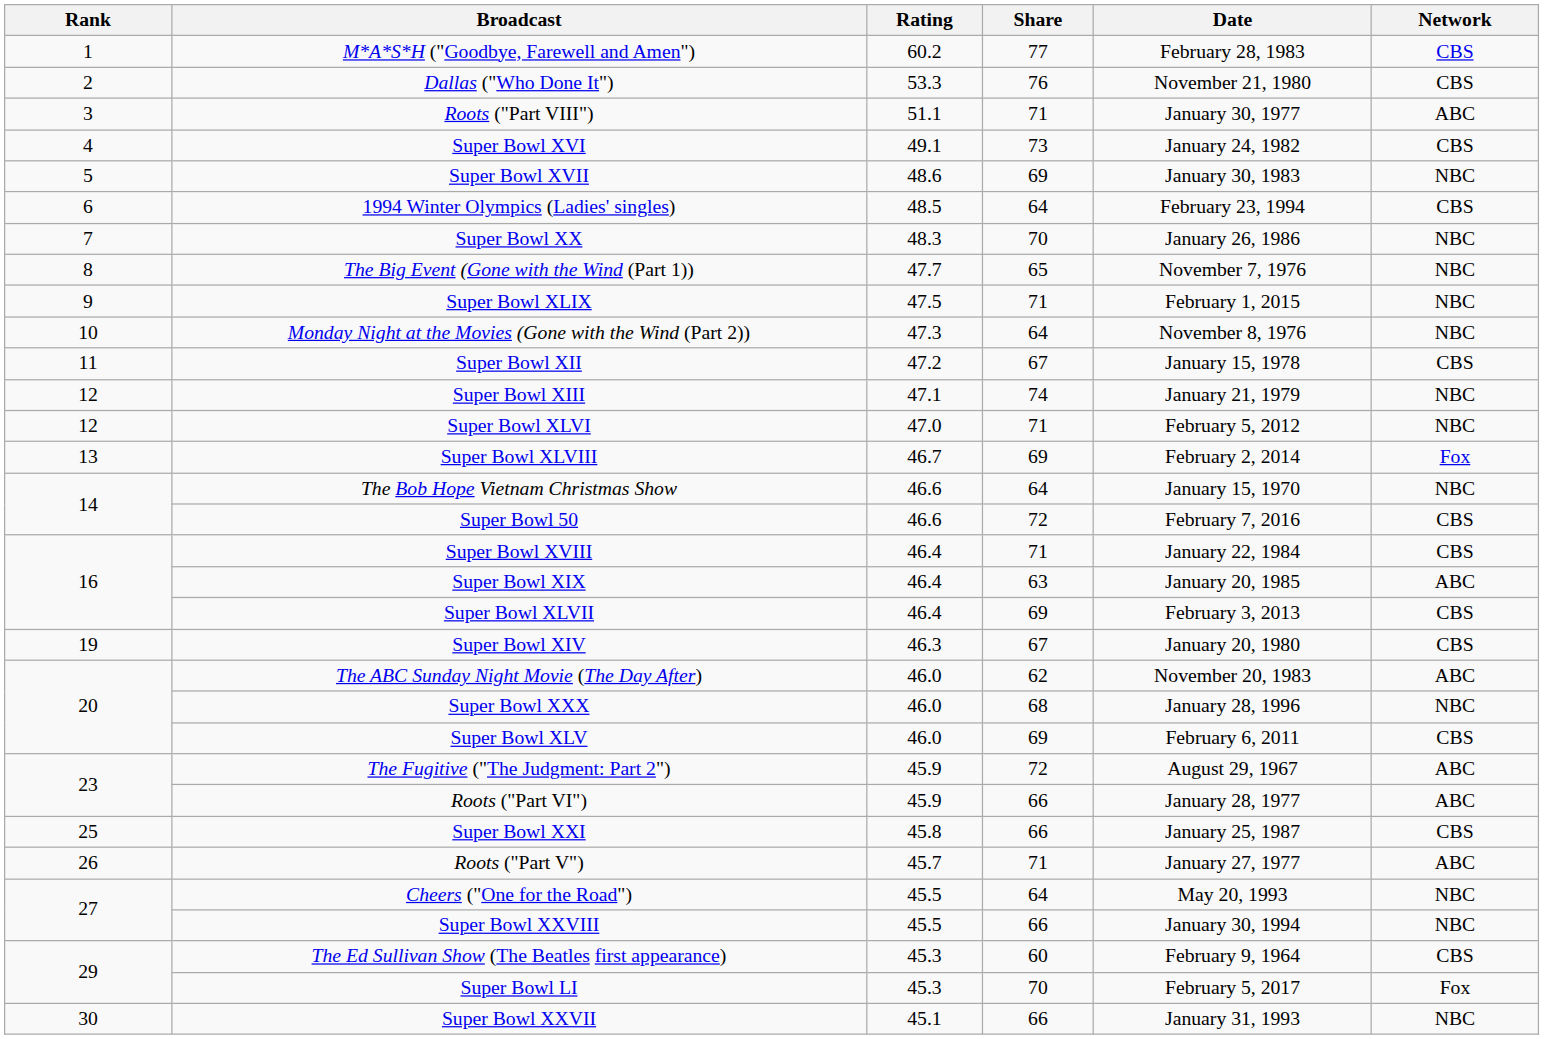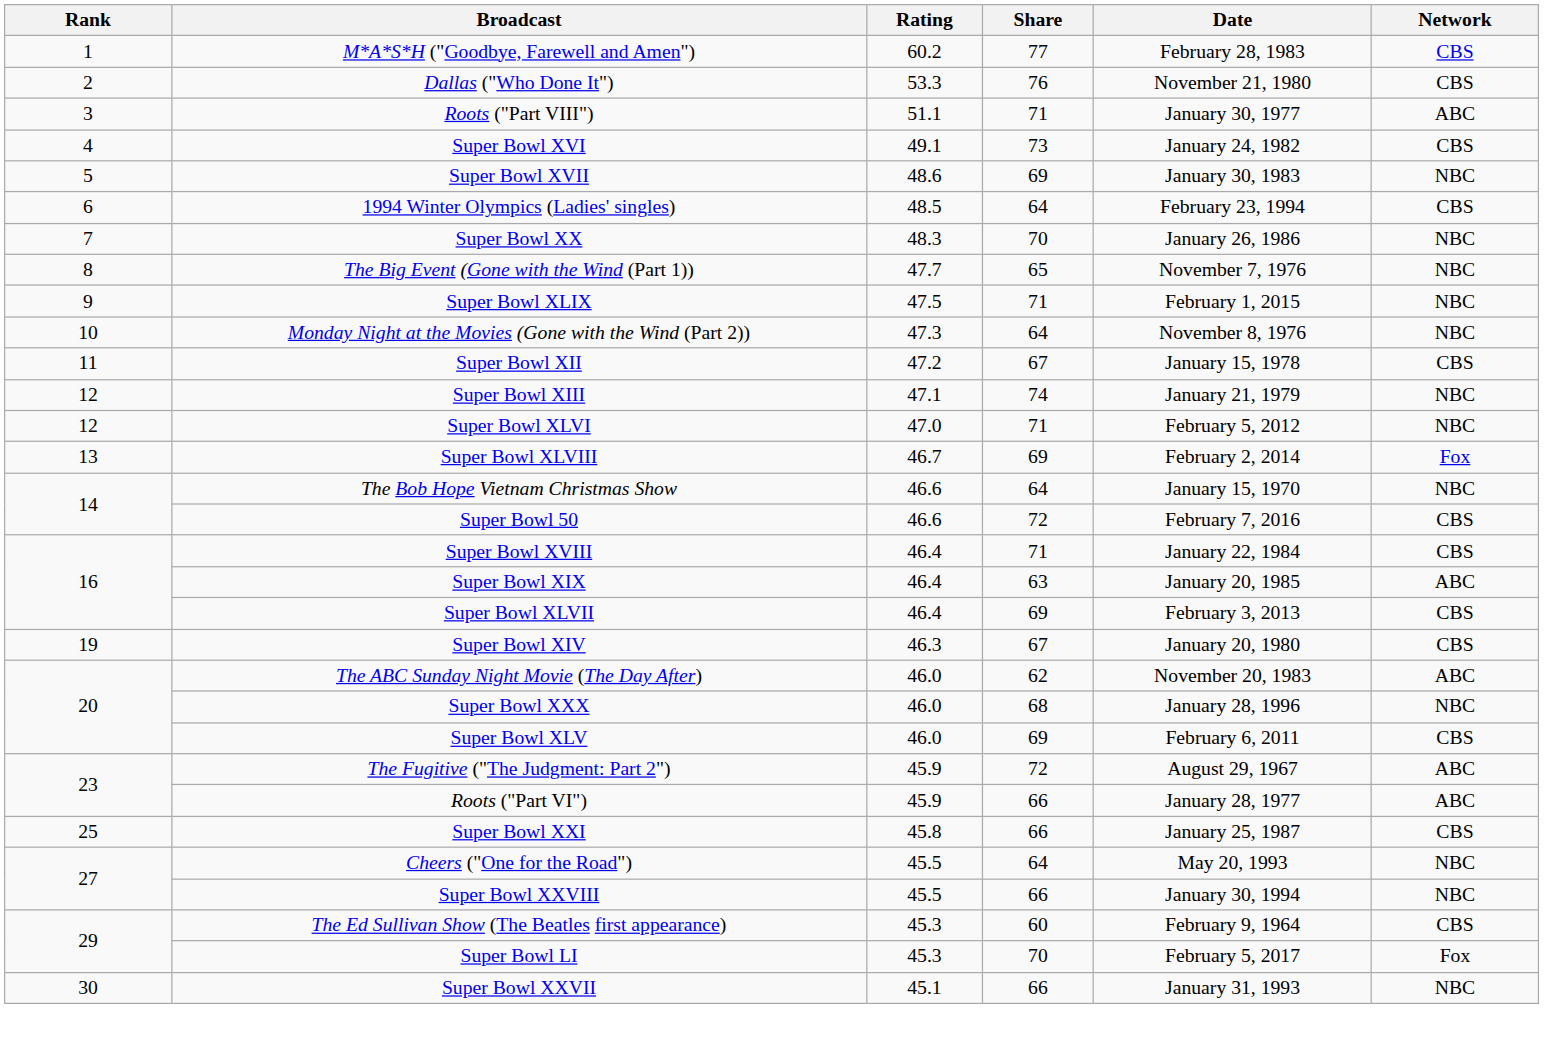- row: (519, 862)
